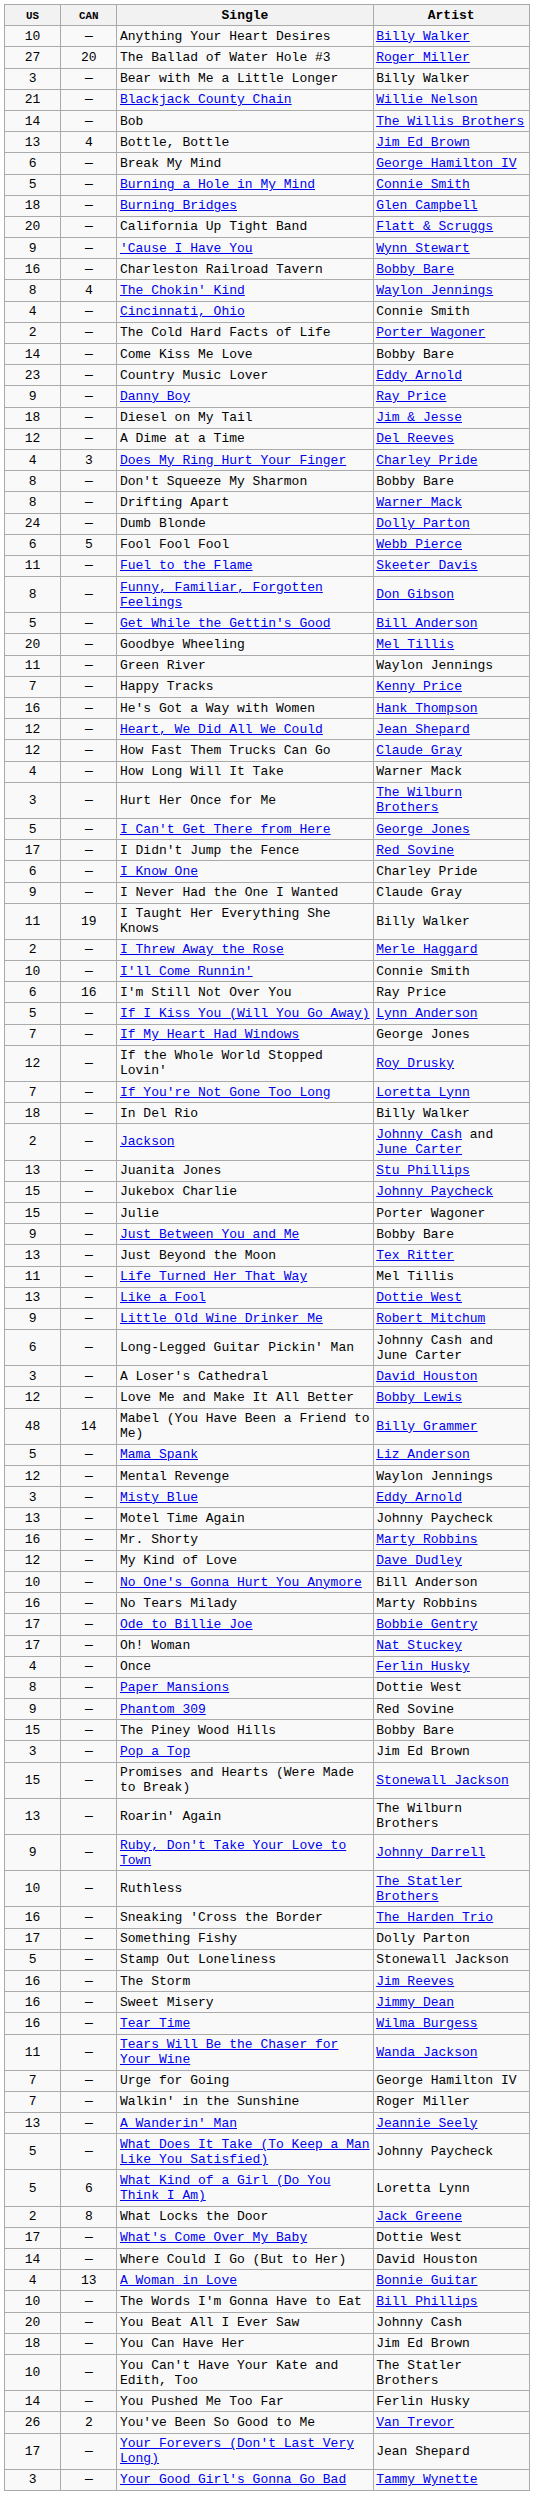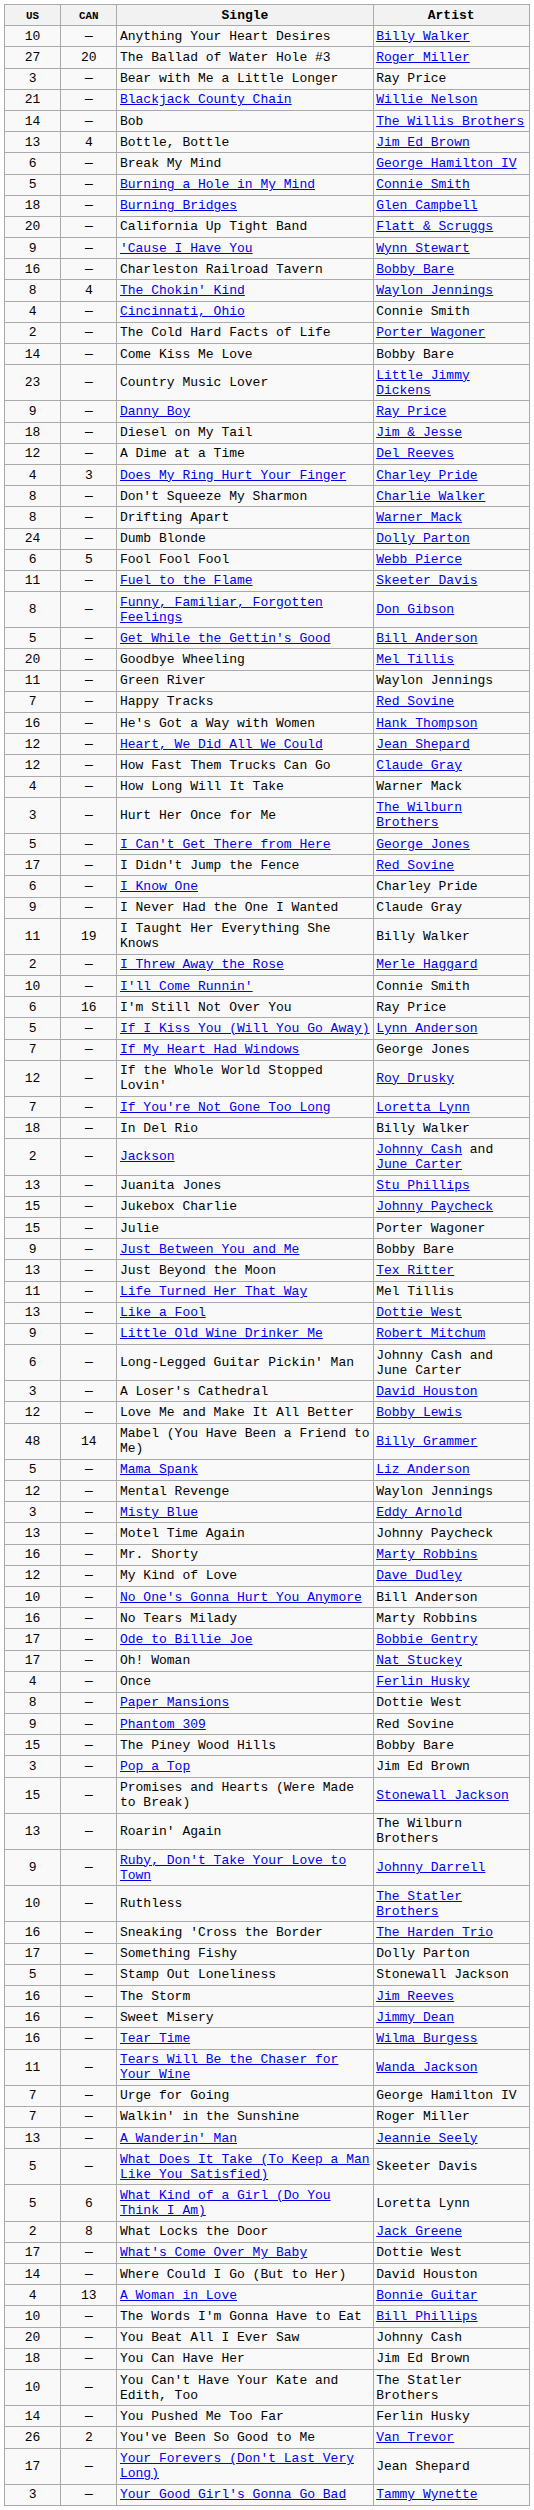(423, 79) Billy Walker -> (411, 79) Ray Price
(419, 375) Eddy Arnold -> (423, 383) Little Jimmy Dickens
(415, 481) Bobby Bare -> (431, 496) Charlie Walker
(419, 687) Kenny Price -> (415, 702) Red Sovine
(435, 2152) Johnny Paycheck -> (427, 2167) Skeeter Davis
